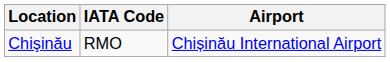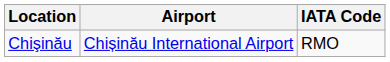columns swapped: (276, 17) <-> (124, 17)
